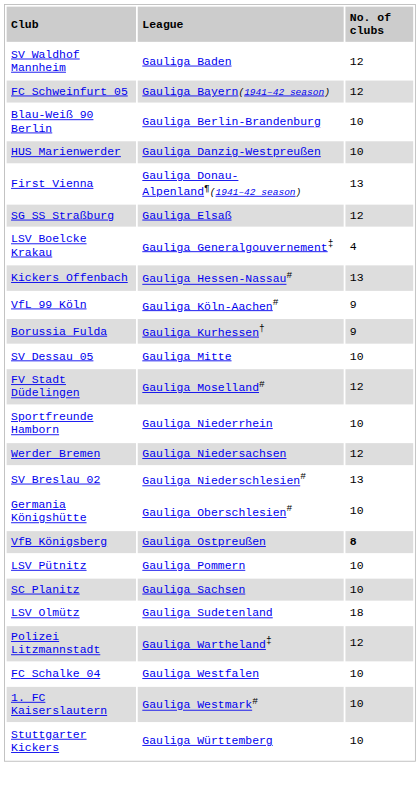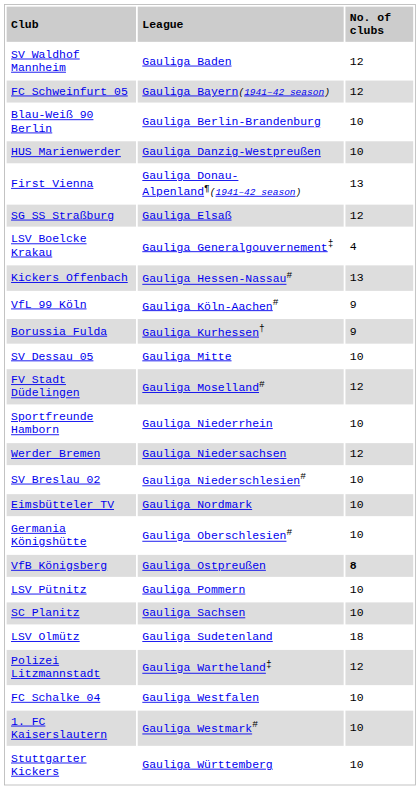(357, 480) 13 -> (357, 480) 10
+ row: (63, 505)
